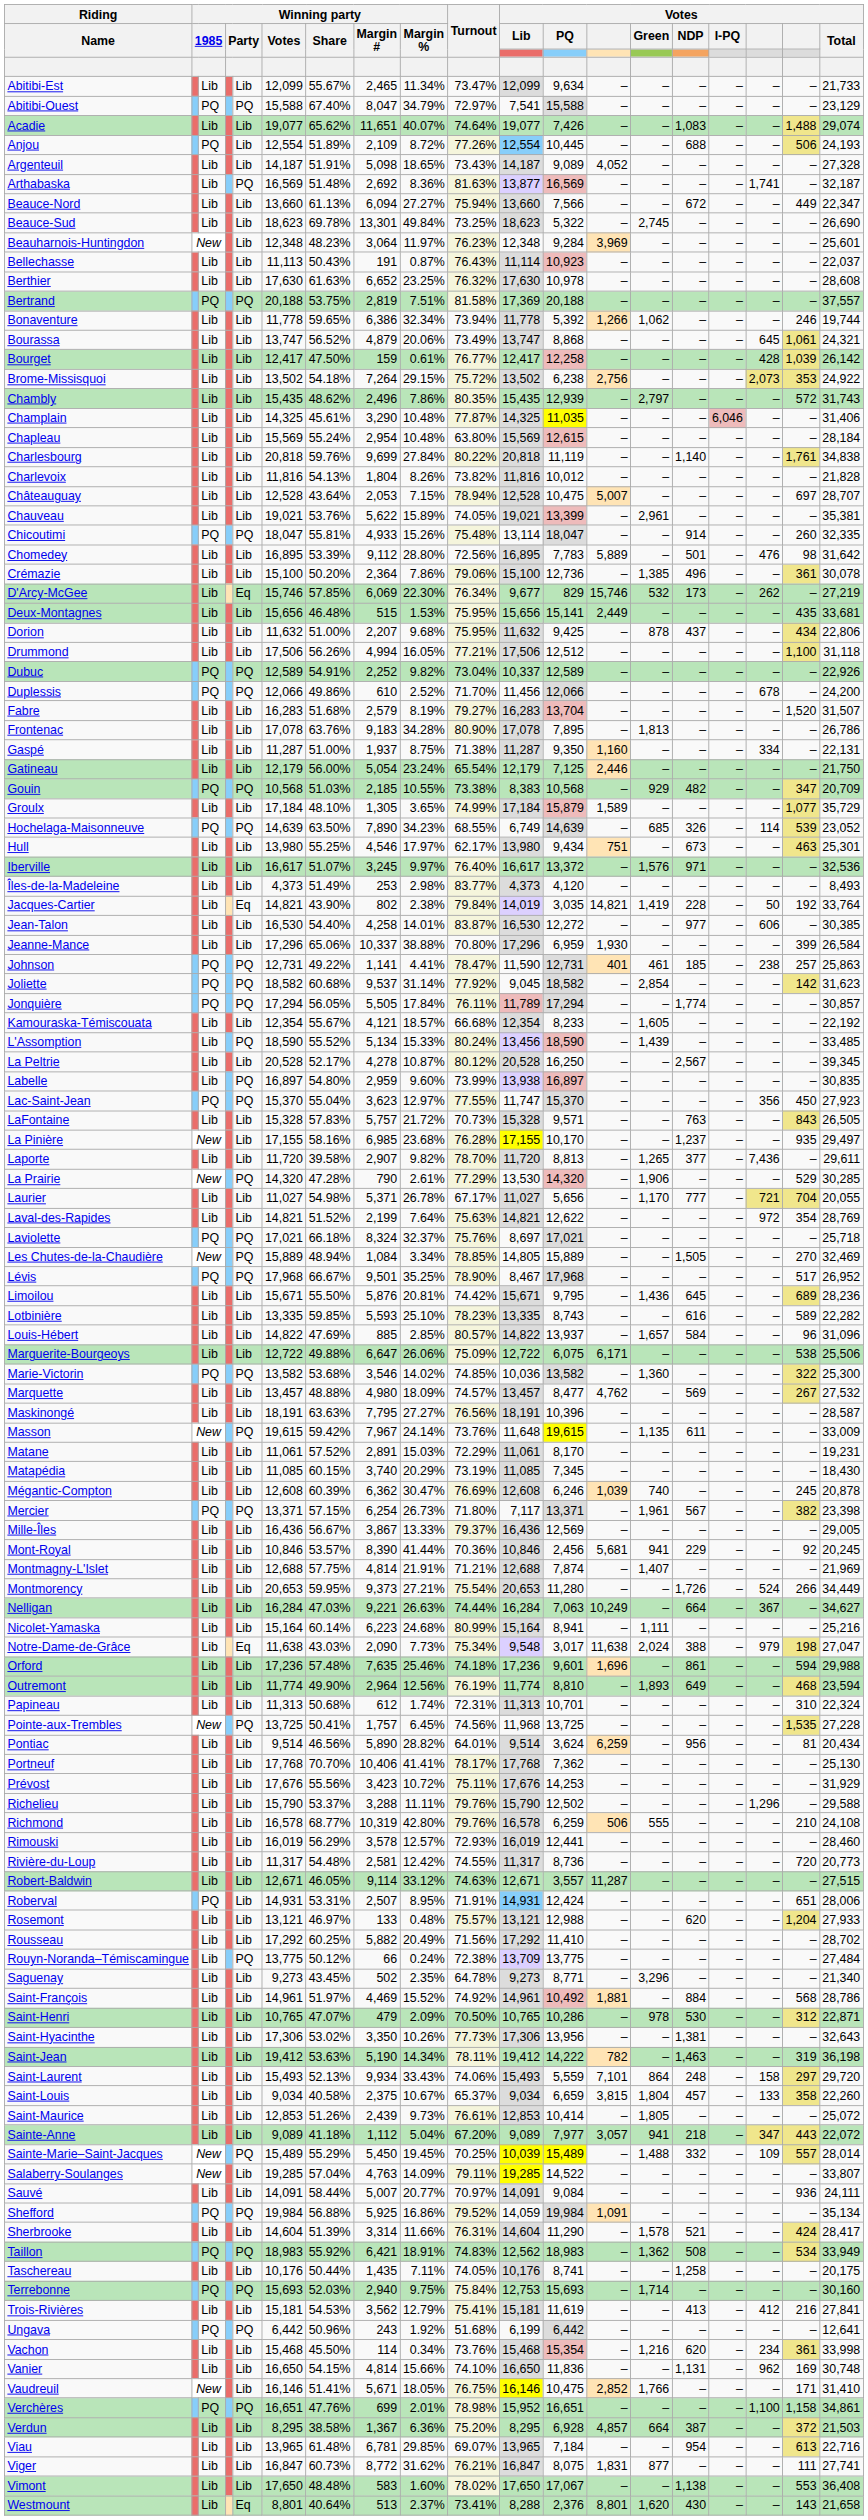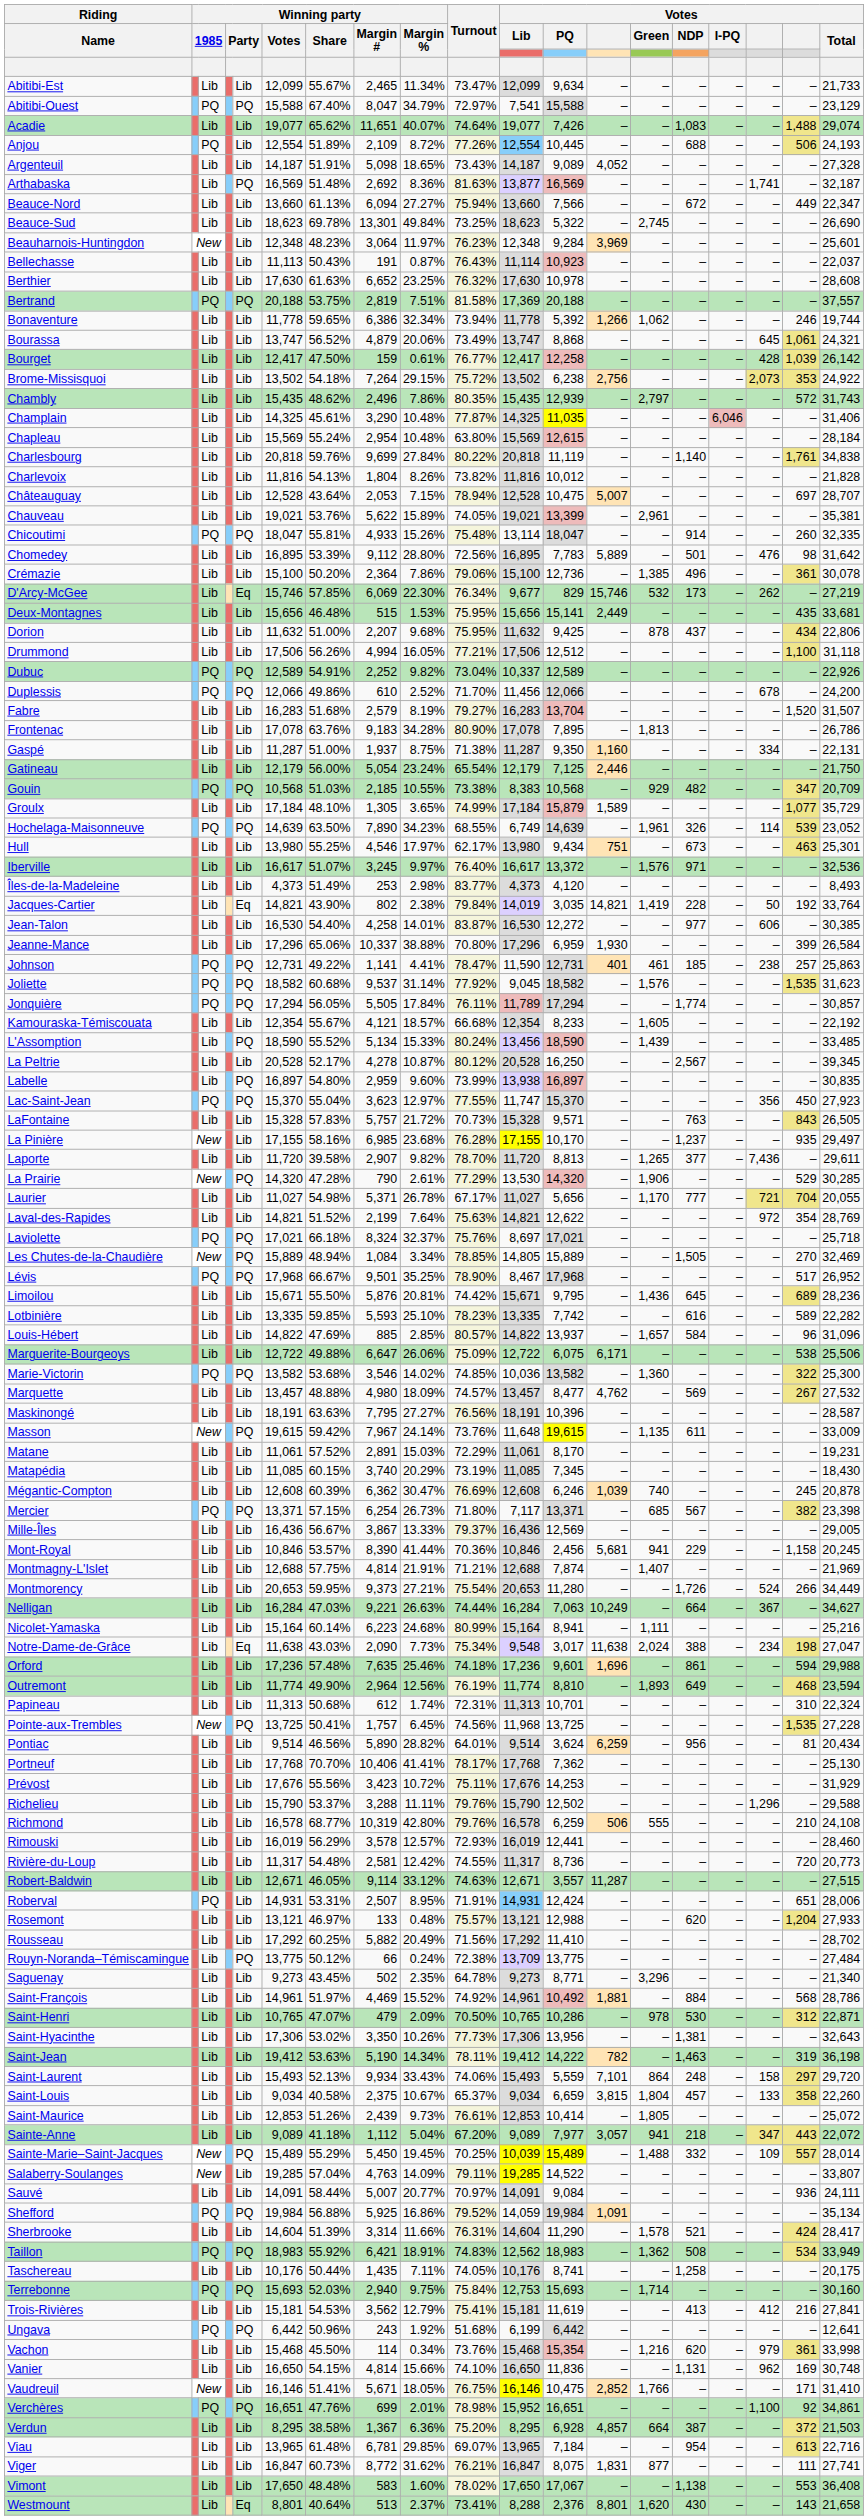(659, 827) 685 -> (654, 827) 1,961
(654, 983) 2,854 -> (654, 983) 1,576
(806, 983) 142 -> (801, 983) 1,535
(568, 1315) 8,743 -> (568, 1315) 7,742
(654, 1510) 1,961 -> (659, 1510) 685
(810, 1549) 92 -> (801, 1549) 1,158
(769, 1647) 979 -> (769, 1647) 234
(769, 2349) 234 -> (769, 2349) 979
(801, 2407) 1,158 -> (810, 2407) 92
